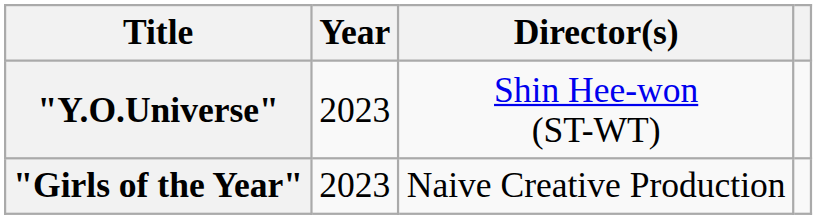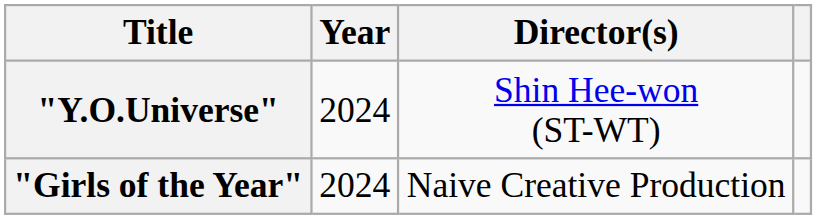(355, 108) 2023 -> (355, 108) 2024
(355, 185) 2023 -> (355, 185) 2024
